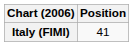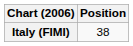(103, 32) 41 -> (103, 32) 38
